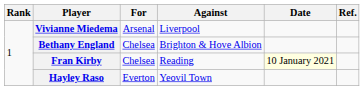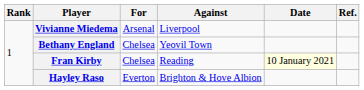(211, 45) Brighton & Hove Albion -> (186, 45) Yeovil Town
(186, 77) Yeovil Town -> (211, 77) Brighton & Hove Albion
